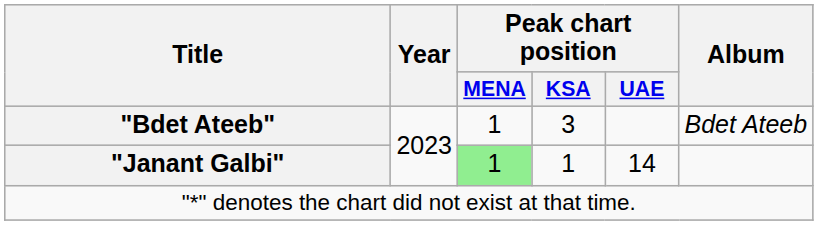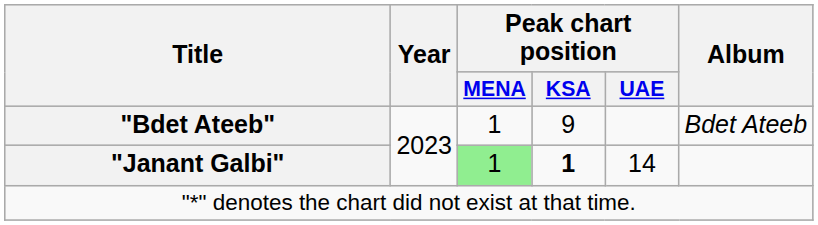(568, 125) 3 -> (568, 125) 9
(568, 164) normal -> (568, 164) bold
